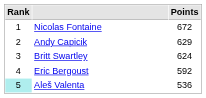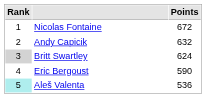(185, 42) 629 -> (185, 42) 632
(18, 56) no background -> (18, 56) lightgrey background
(185, 71) 592 -> (185, 71) 590
